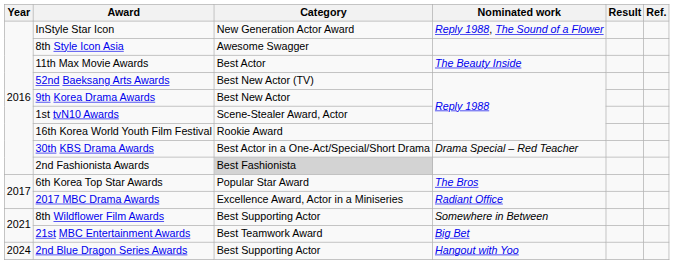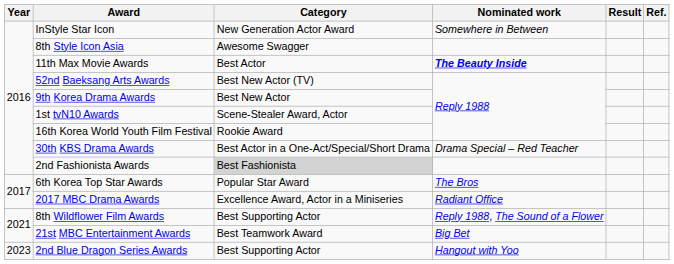(519, 30) Reply 1988, The Sound of a Flower -> (492, 30) Somewhere in Between
(478, 64) normal -> (481, 64) bold
(492, 217) Somewhere in Between -> (519, 217) Reply 1988, The Sound of a Flower
(19, 251) 2024 -> (19, 251) 2023
